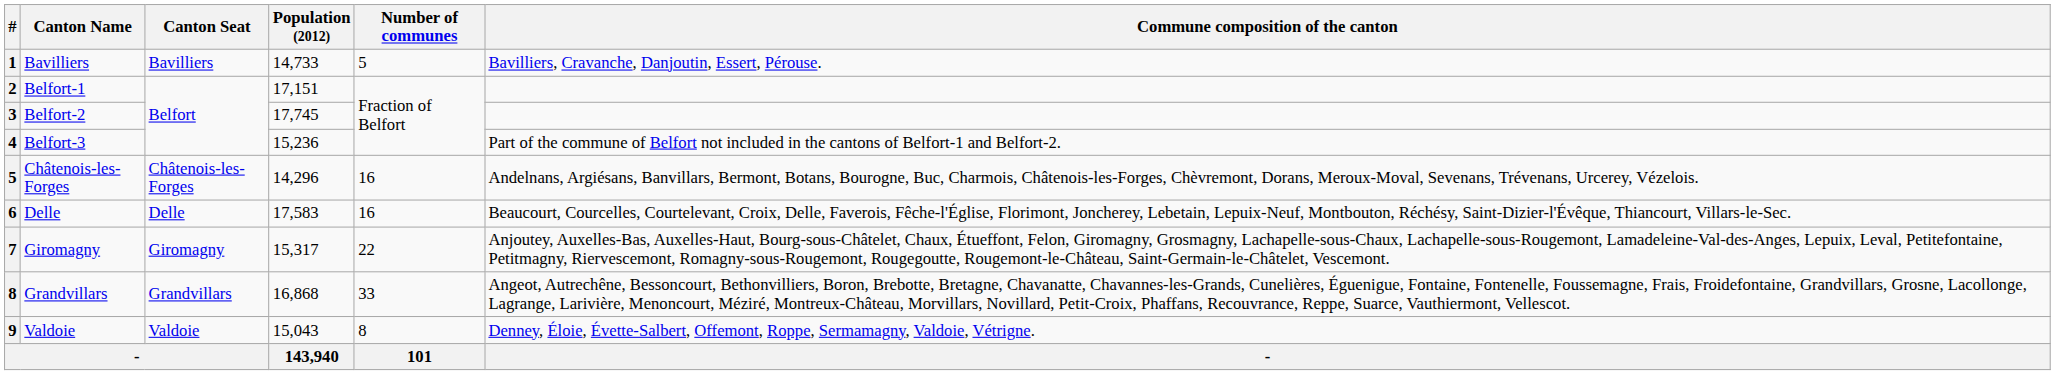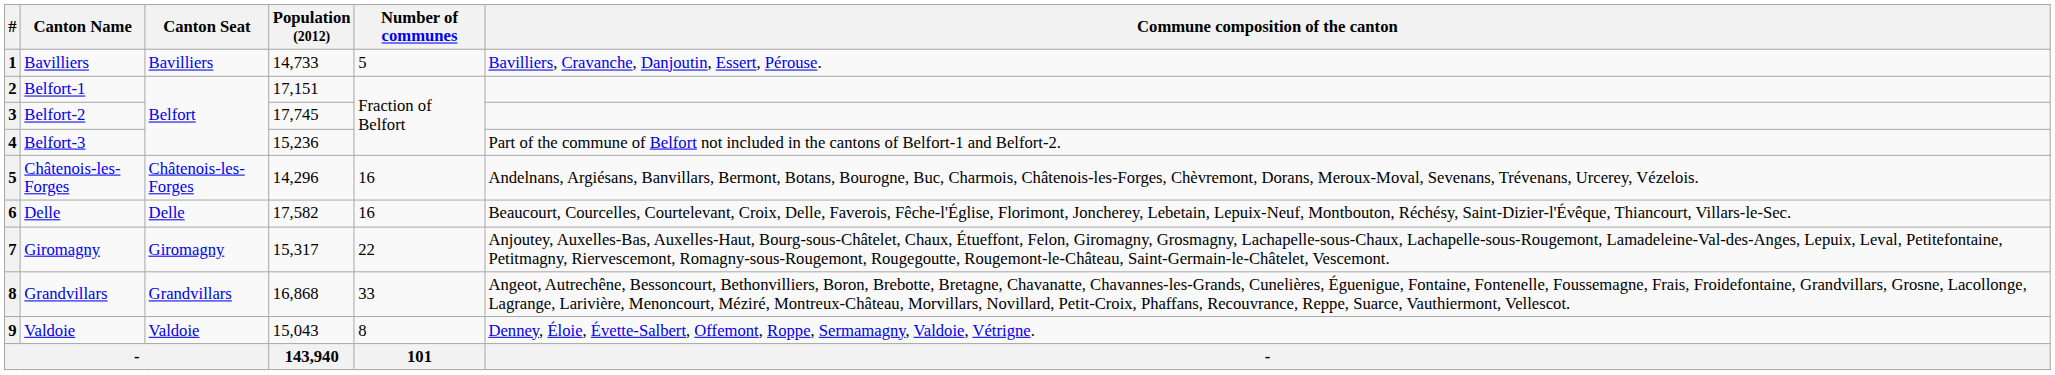(296, 213) 17,583 -> (296, 213) 17,582
